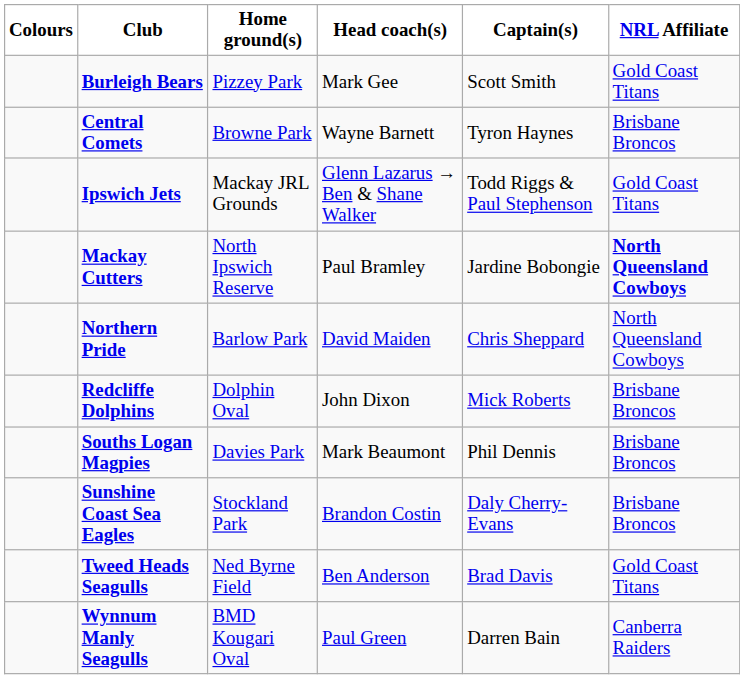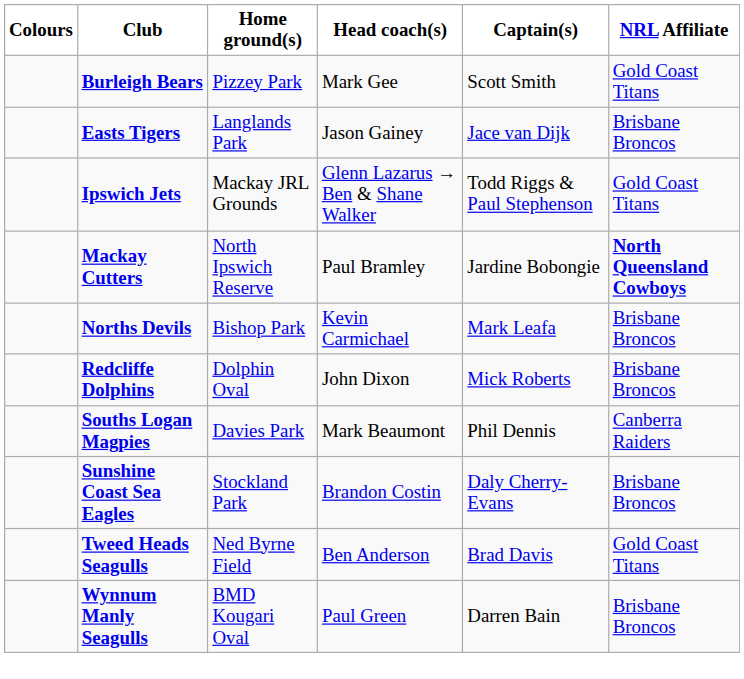- row: (113, 132)
+ row: (131, 132)
- row: (119, 339)
+ row: (136, 328)
(646, 452) Brisbane Broncos -> (647, 430) Canberra Raiders
(647, 637) Canberra Raiders -> (646, 616) Brisbane Broncos
